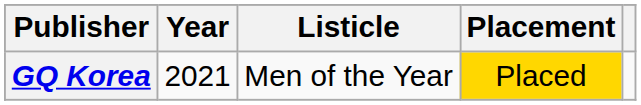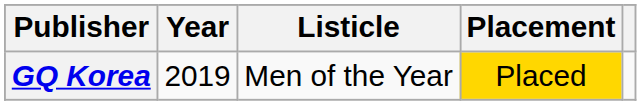(198, 75) 2021 -> (198, 75) 2019
